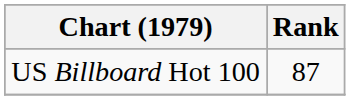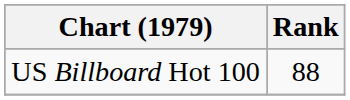(306, 71) 87 -> (306, 71) 88
